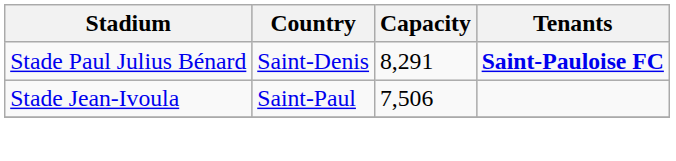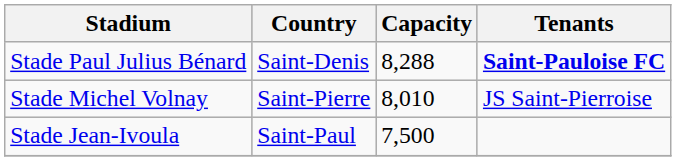(407, 60) 8,291 -> (408, 60) 8,288
+ row: (109, 98)
(407, 98) 7,506 -> (408, 135) 7,500
